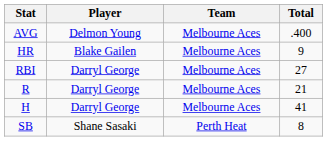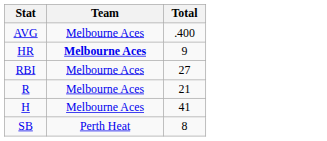- column: (105, 13)
(222, 51) normal -> (105, 51) bold
